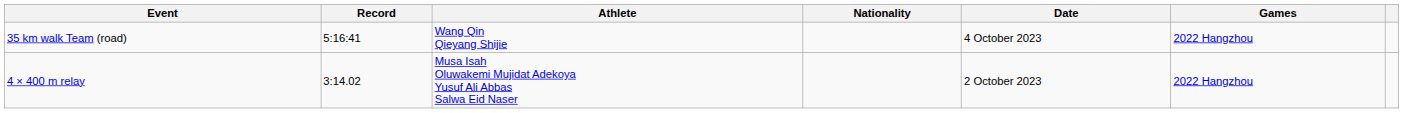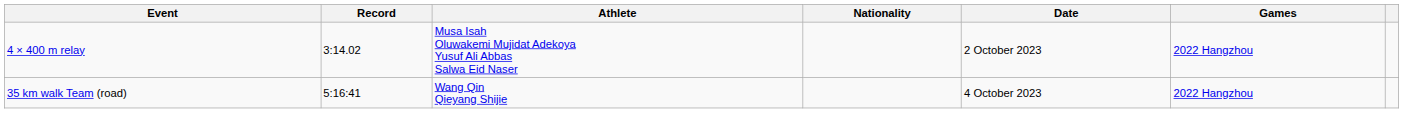rows swapped: (67, 38) <-> (46, 81)
